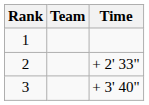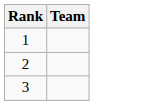- column: (116, 16)
